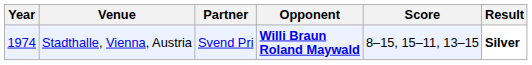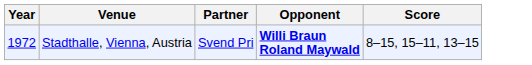- column: (504, 15)
(22, 42) 1974 -> (22, 42) 1972
